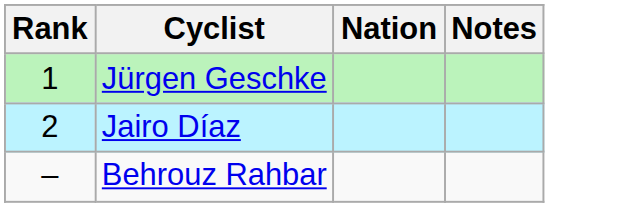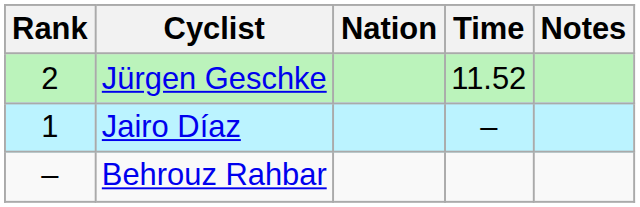+ column: (489, 28)
(50, 77) 1 -> (50, 77) 2
(50, 126) 2 -> (50, 126) 1
